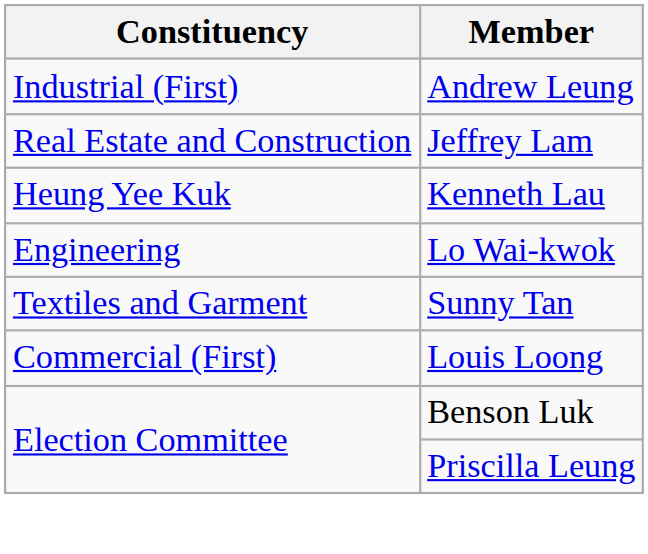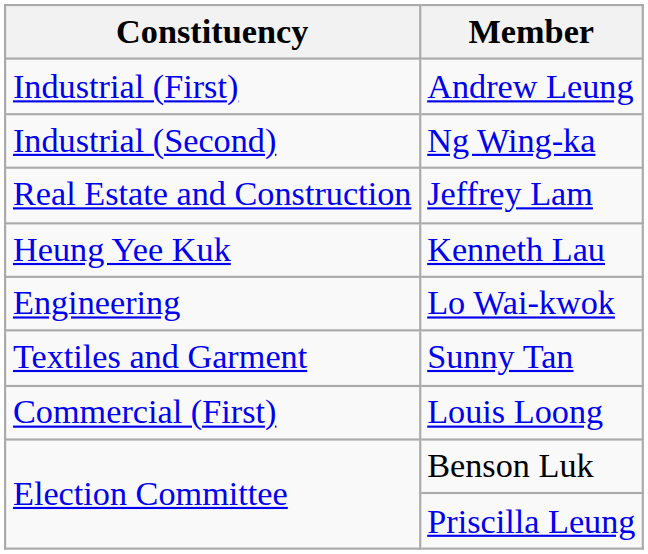+ row: (511, 140)
